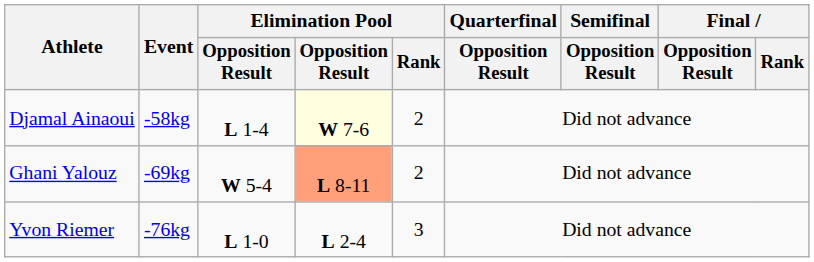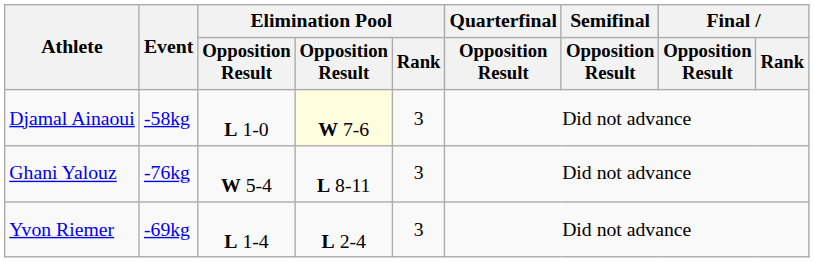(247, 129) L 1-4 -> (247, 129) L 1-0
(419, 118) 2 -> (419, 118) 3
(167, 173) -69kg -> (167, 173) -76kg
(344, 185) lightsalmon background -> (344, 185) no background
(419, 173) 2 -> (419, 173) 3
(167, 229) -76kg -> (167, 229) -69kg
(247, 241) L 1-0 -> (247, 241) L 1-4
